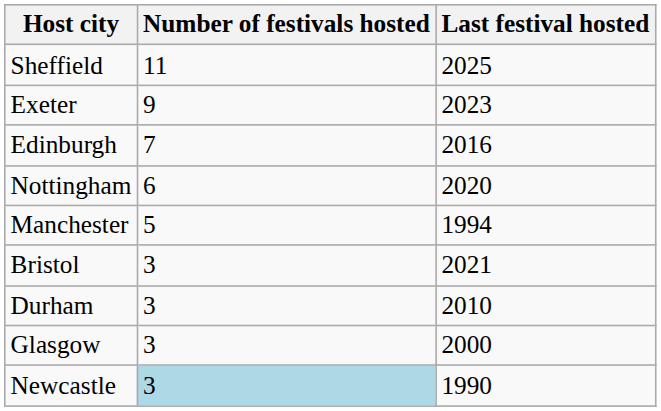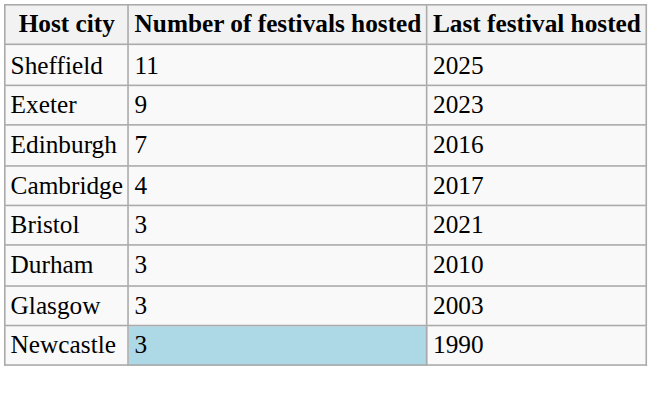- row: (71, 184)
- row: (70, 225)
+ row: (67, 184)
(467, 345) 2000 -> (458, 305) 2003
